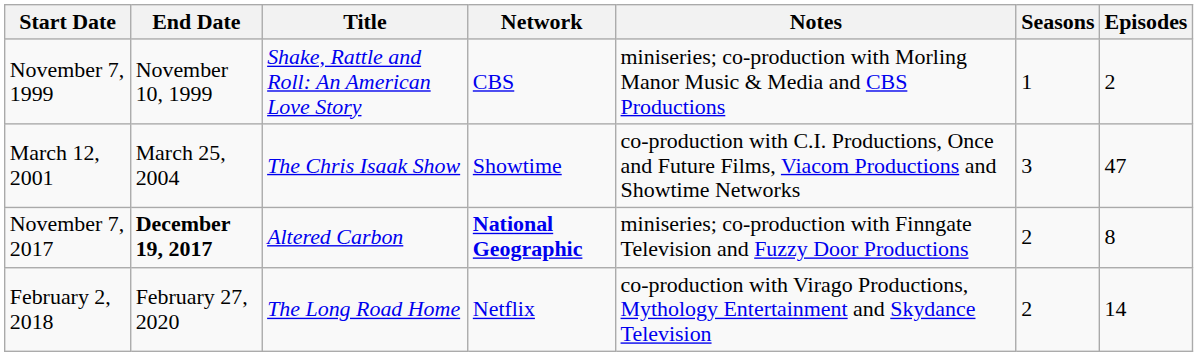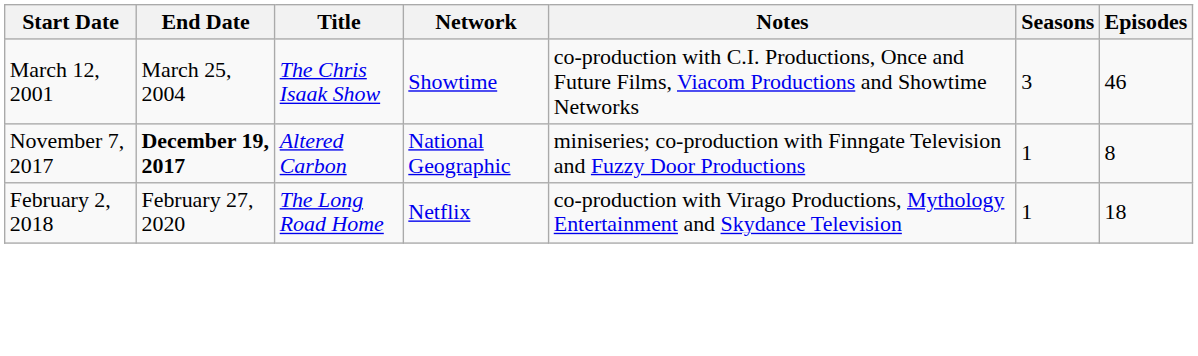- row: (67, 81)
(1115, 165) 47 -> (1115, 81) 46
(528, 237) bold -> (459, 153) normal
(1027, 237) 2 -> (1027, 153) 1
(1027, 308) 2 -> (1027, 212) 1
(1115, 308) 14 -> (1115, 212) 18
